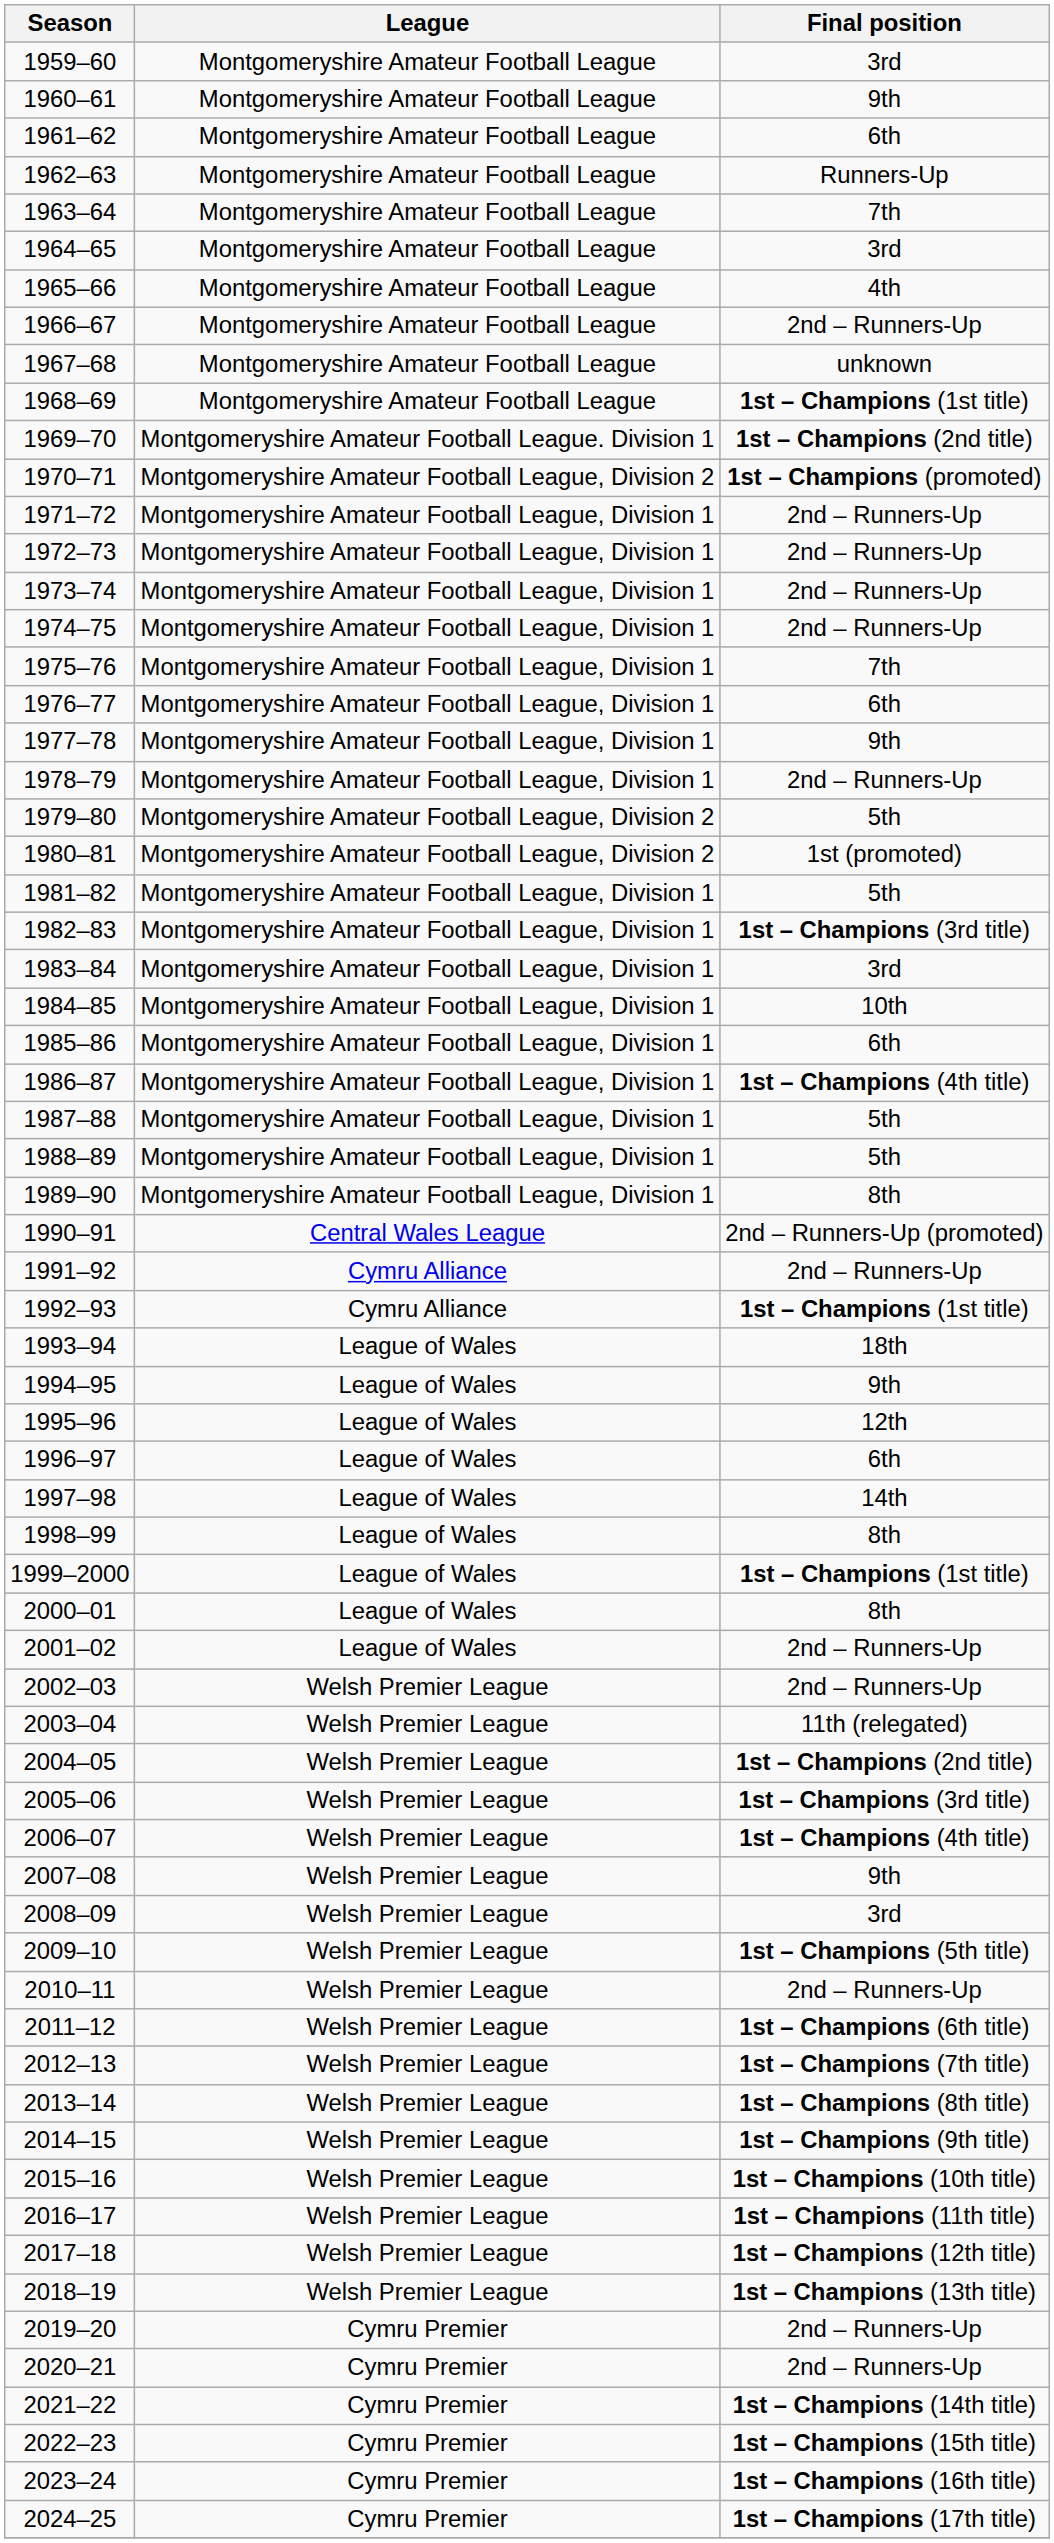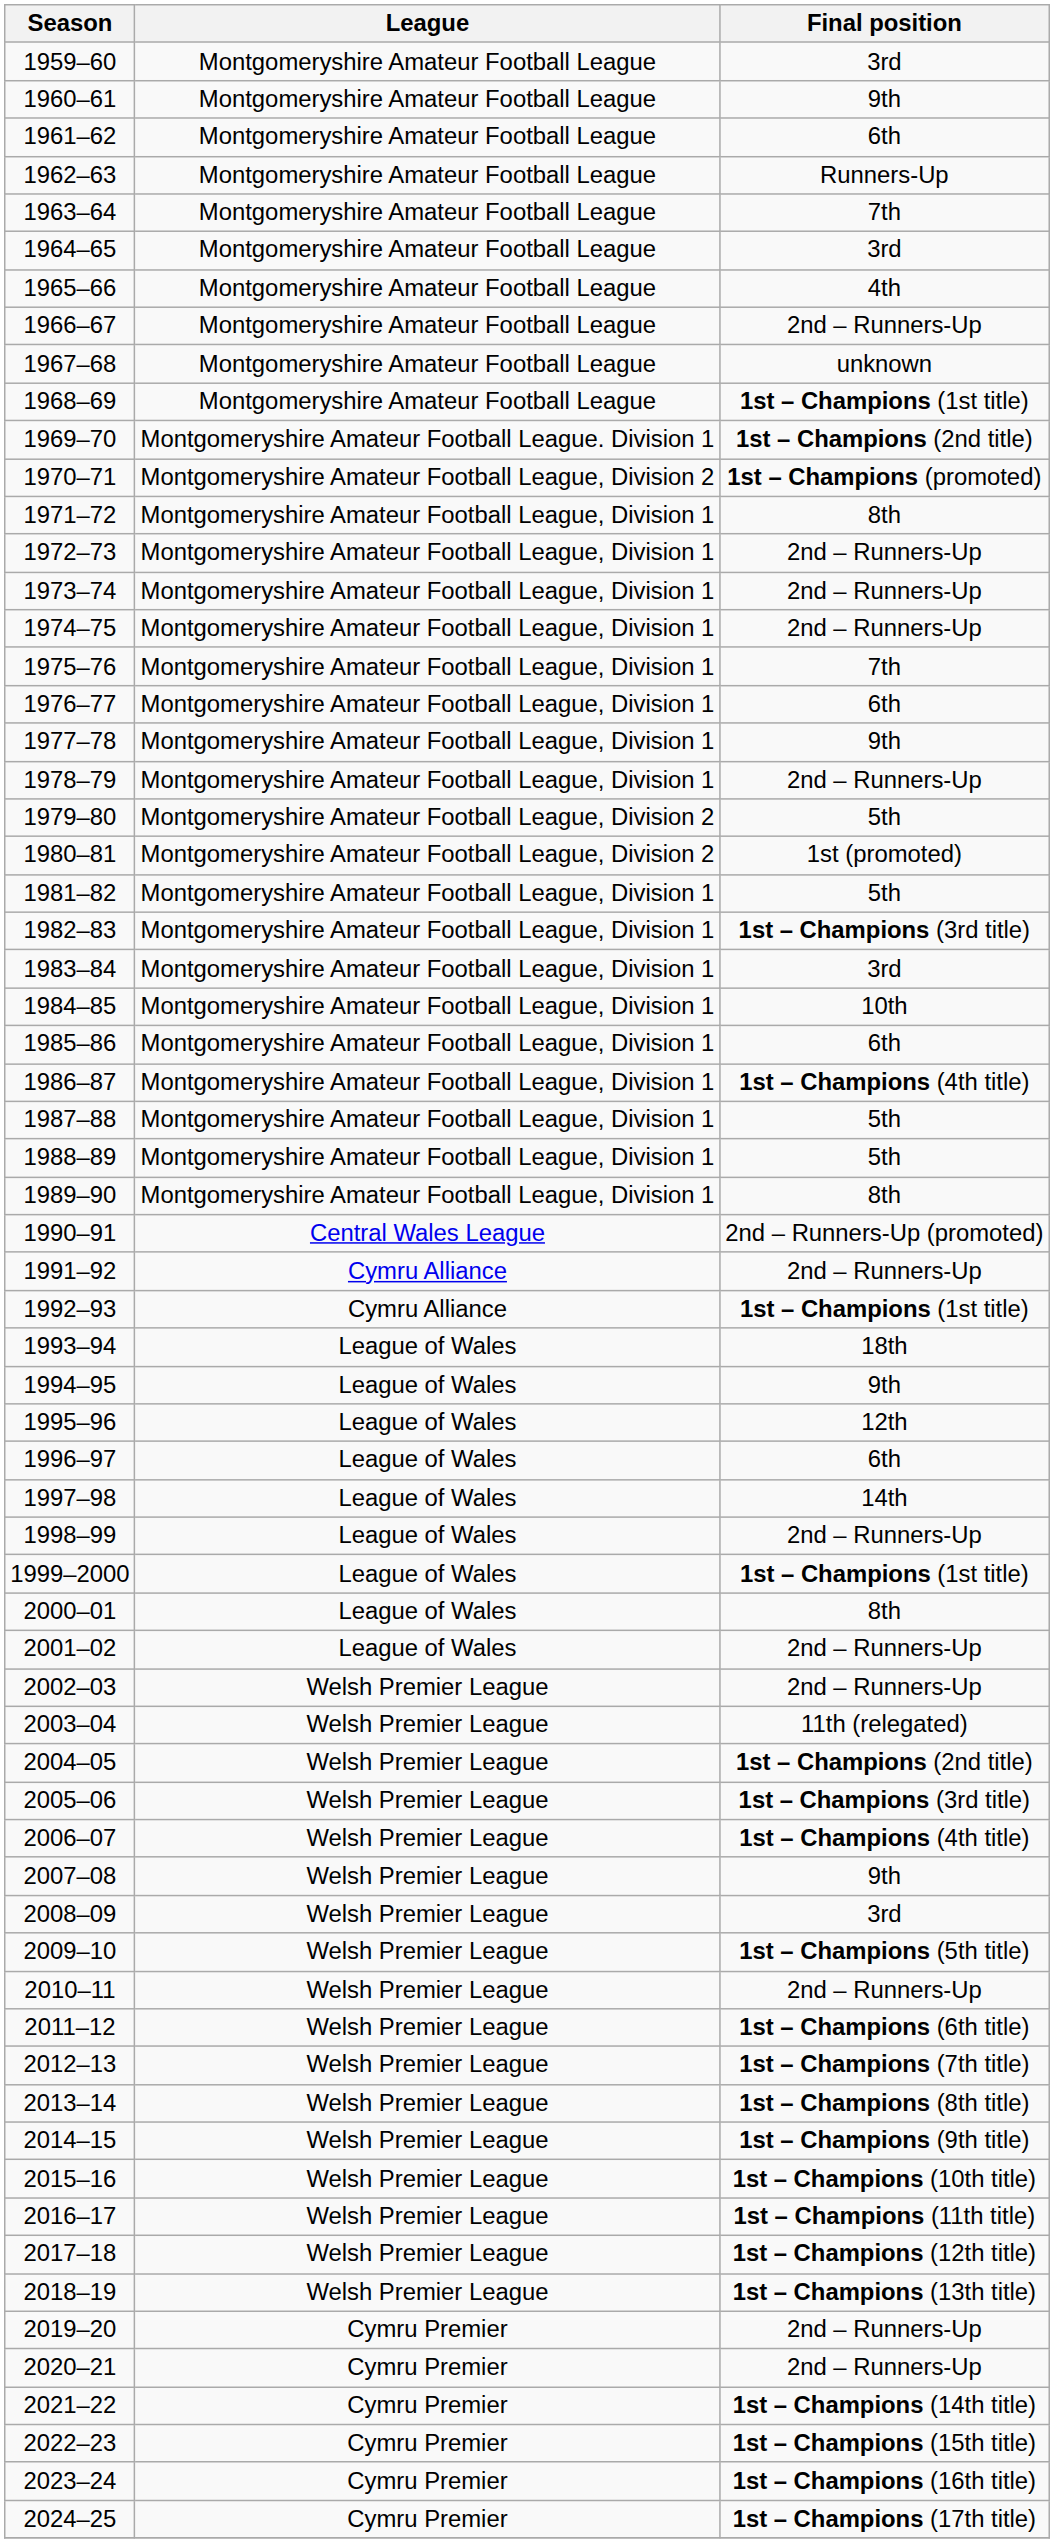(884, 514) 2nd – Runners-Up -> (884, 514) 8th
(884, 1535) 8th -> (884, 1535) 2nd – Runners-Up
